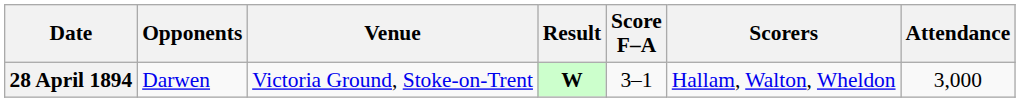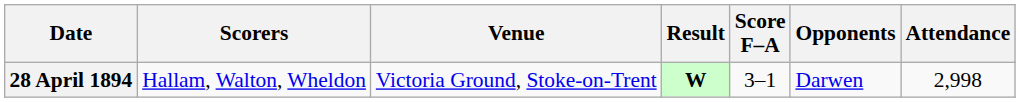columns swapped: (192, 33) <-> (784, 33)
(958, 79) 3,000 -> (958, 79) 2,998
